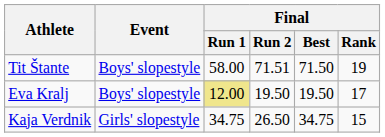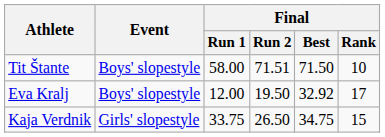(359, 68) 19 -> (359, 68) 10
(227, 94) khaki background -> (227, 94) no background
(316, 94) 19.50 -> (316, 94) 32.92
(227, 119) 34.75 -> (227, 119) 33.75
